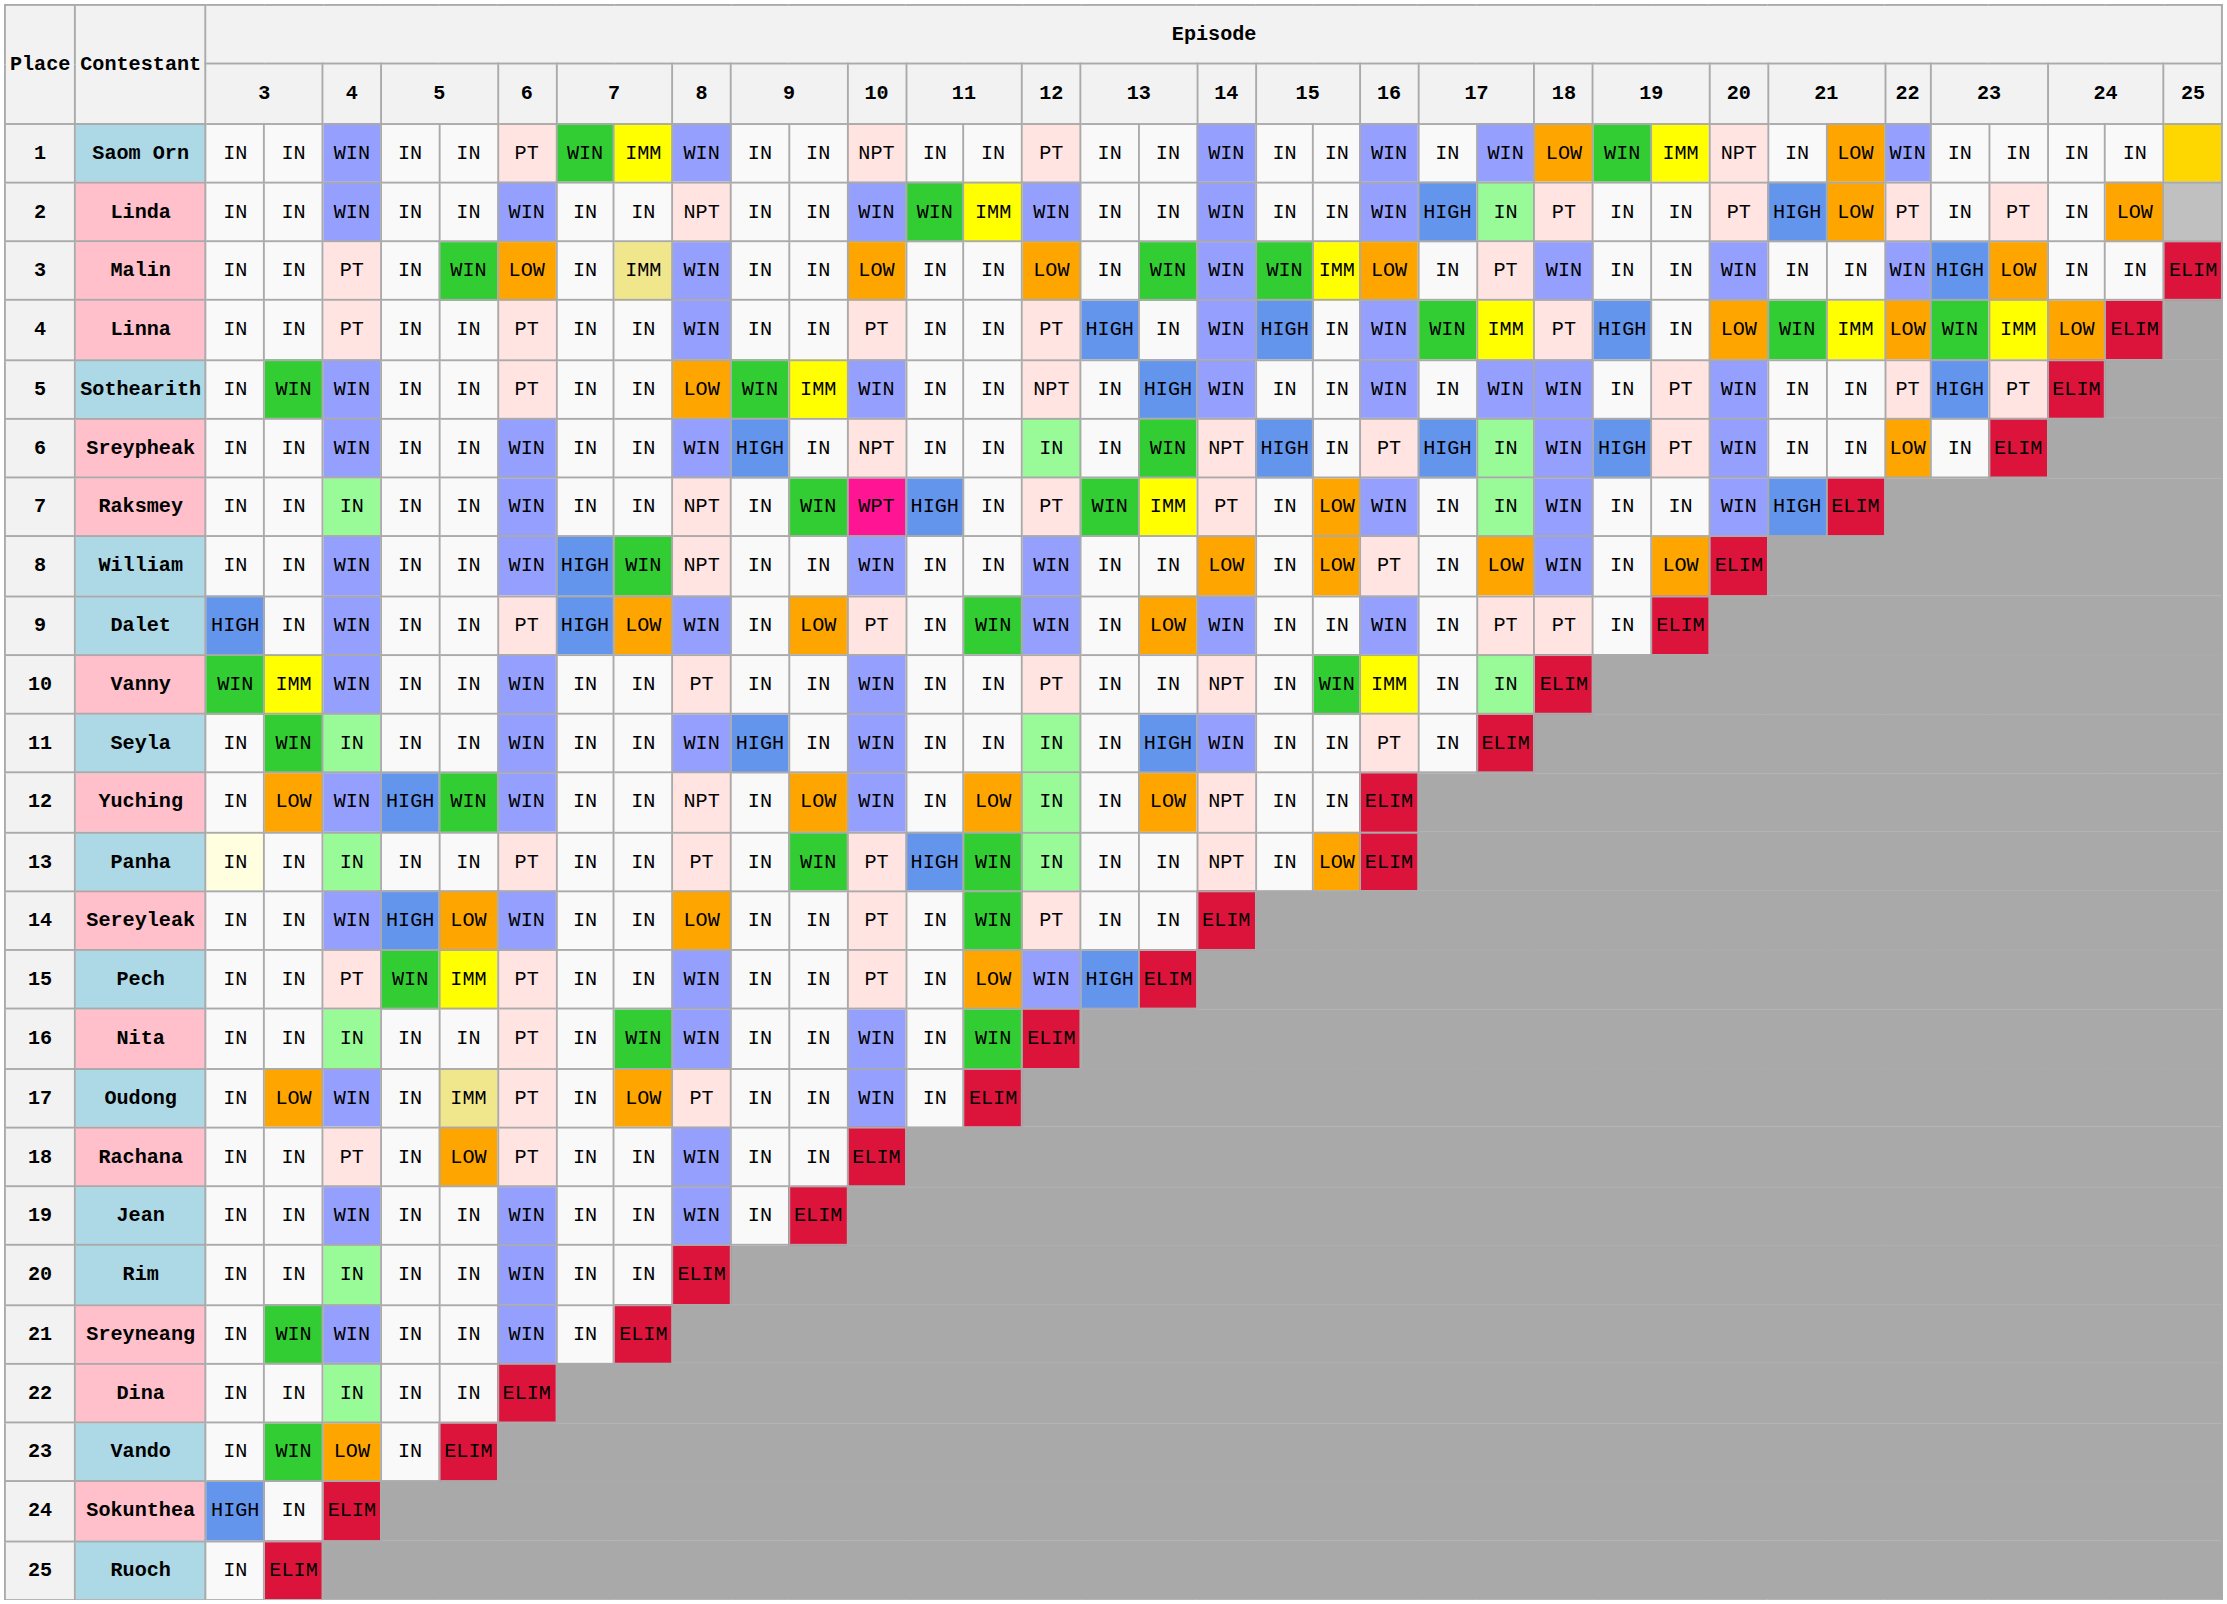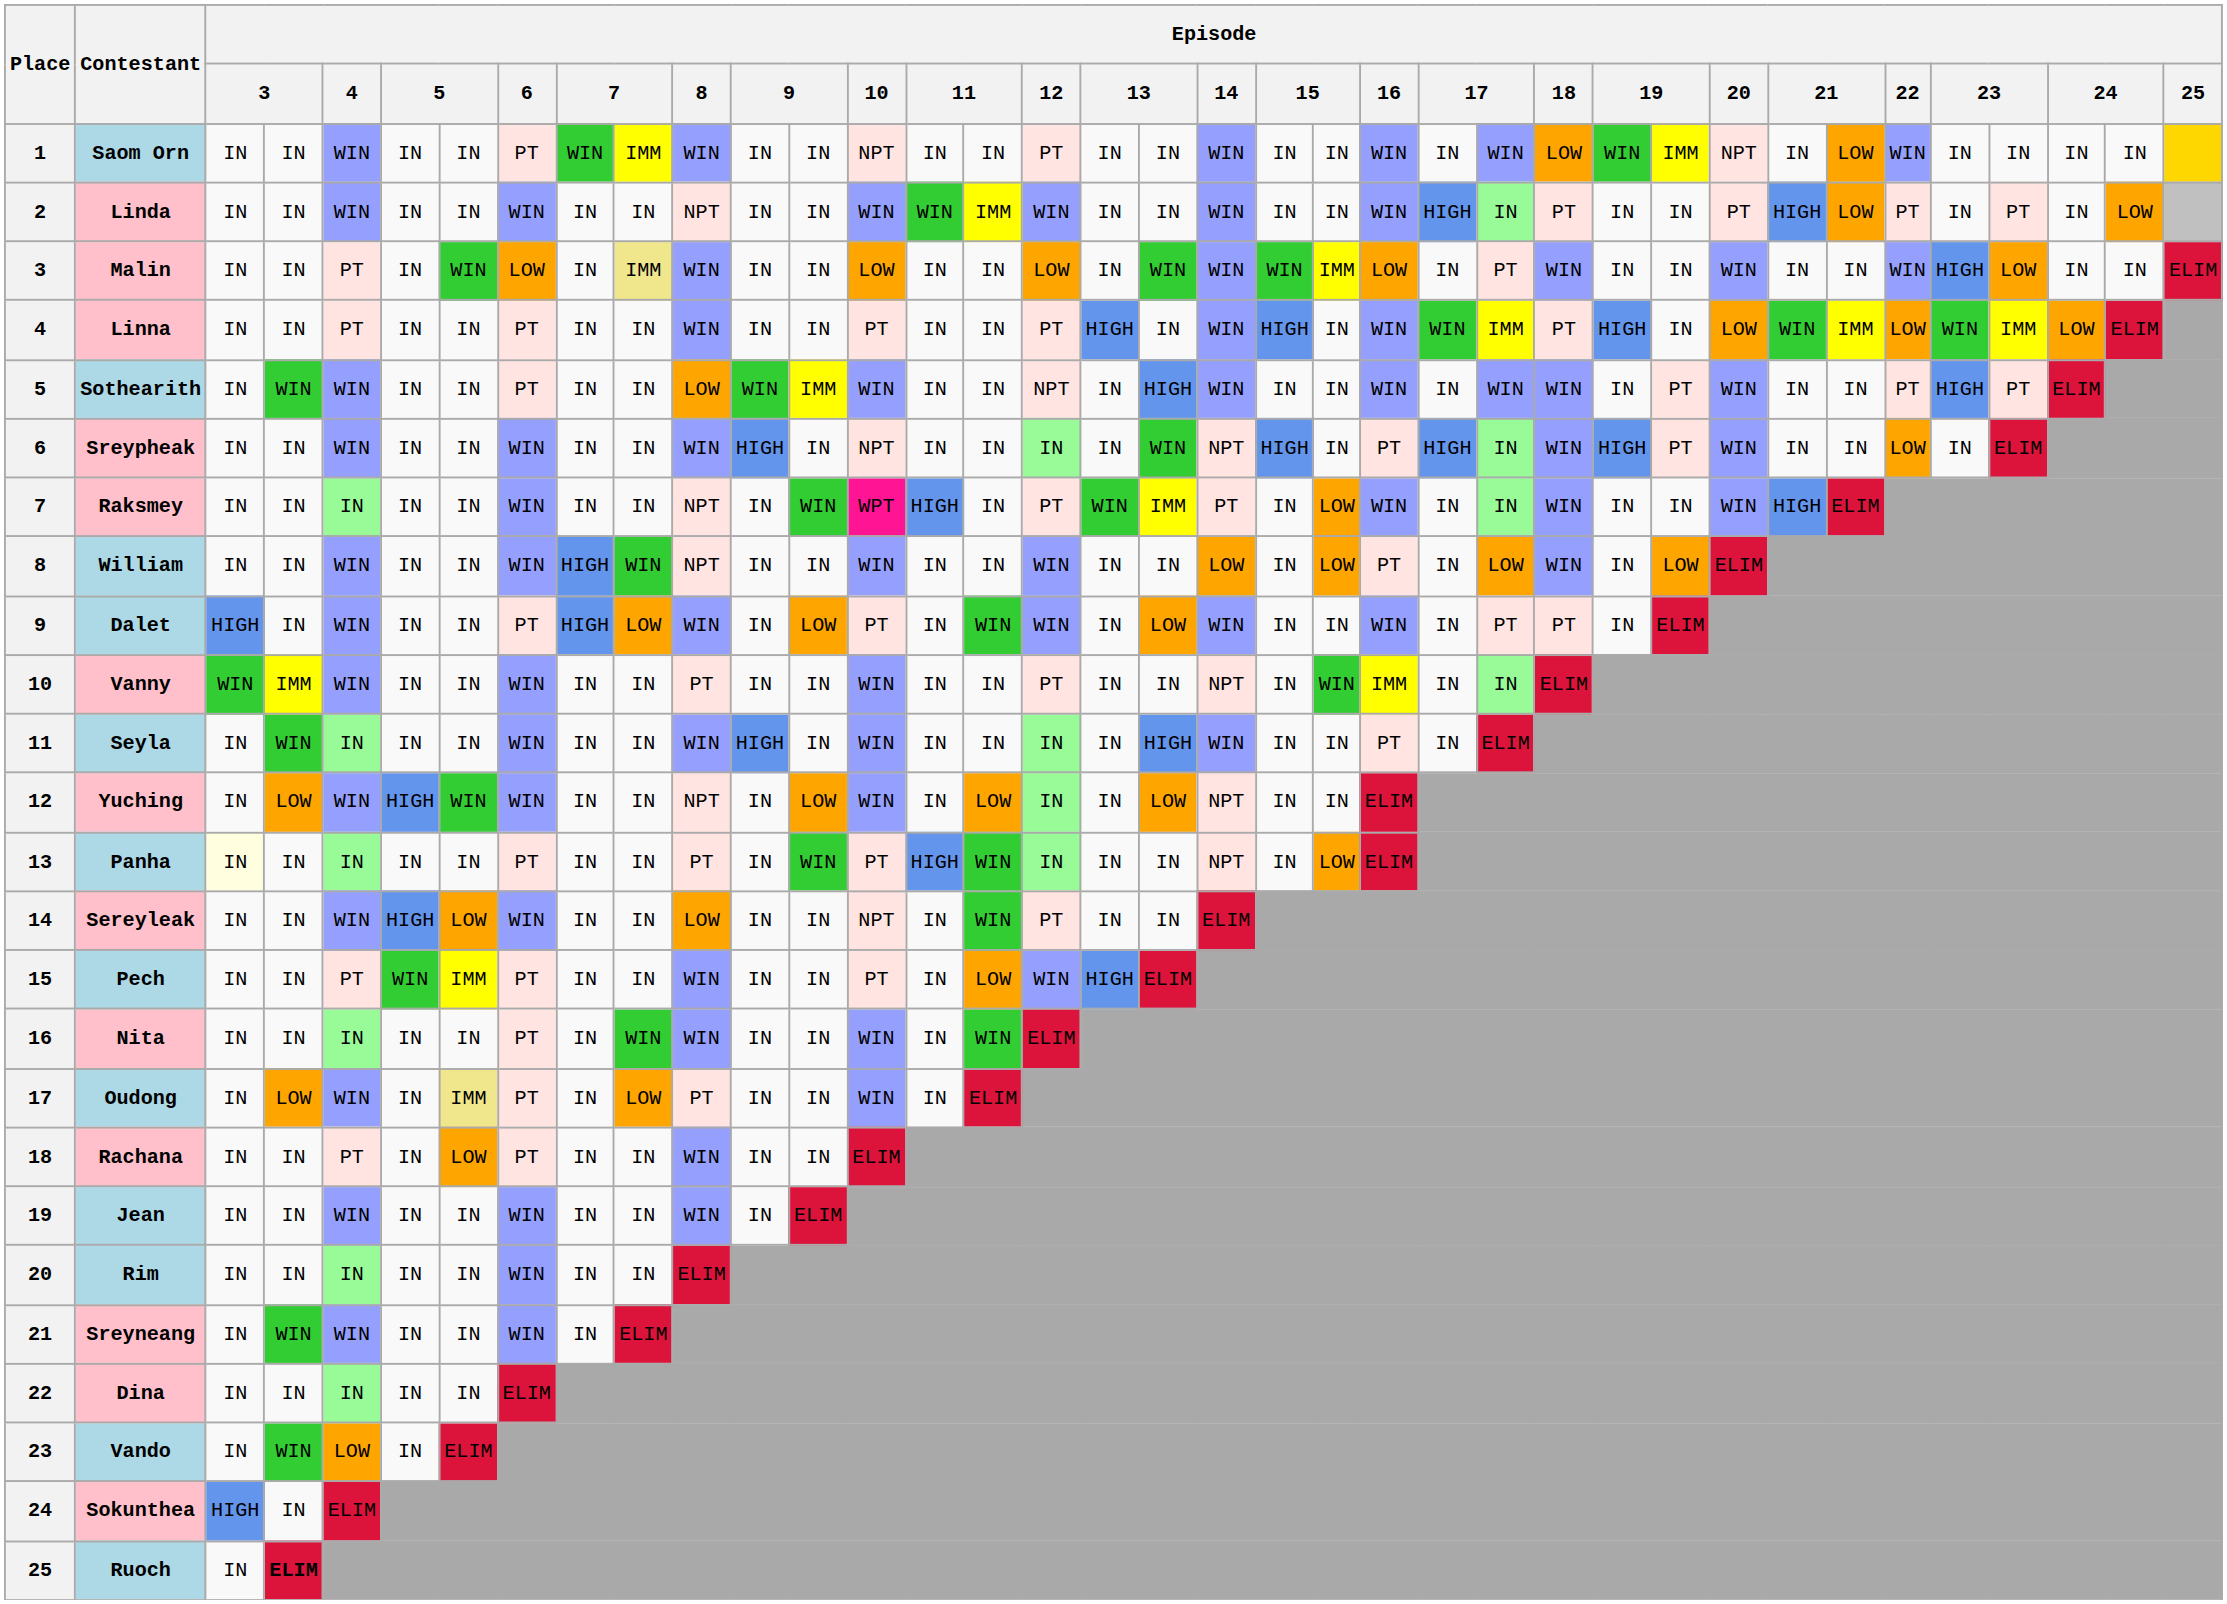(876, 920) PT -> (877, 920) NPT
(294, 1570) normal -> (294, 1570) bold
